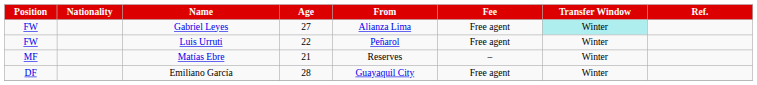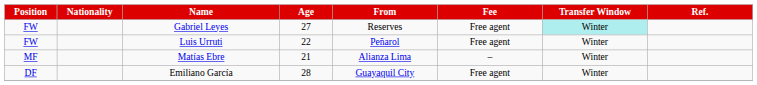(385, 27) Alianza Lima -> (385, 27) Reserves
(385, 57) Reserves -> (385, 57) Alianza Lima
